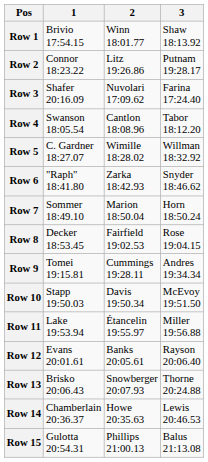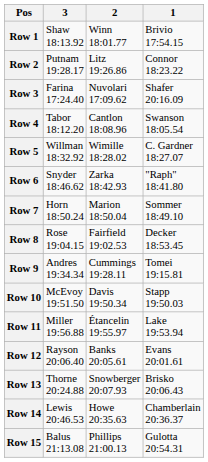columns swapped: (74, 13) <-> (182, 13)
